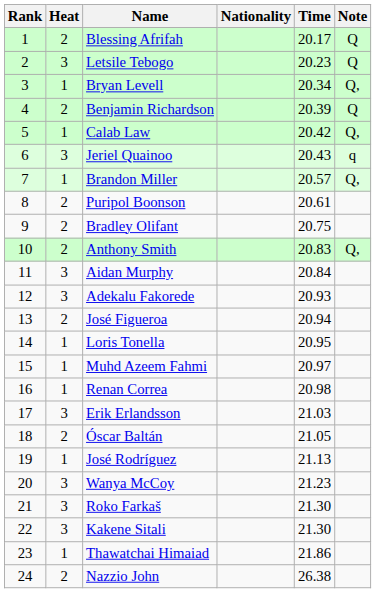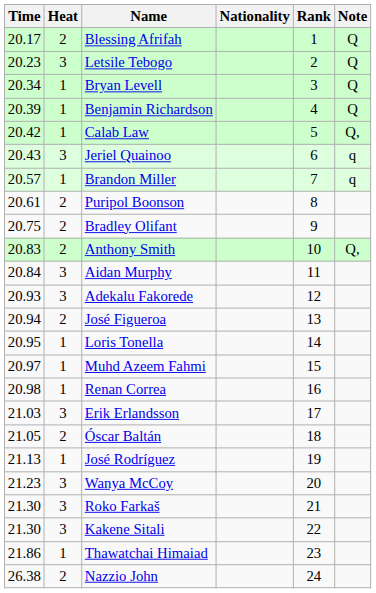columns swapped: (25, 16) <-> (314, 16)
(353, 86) Q, -> (353, 86) Q
(64, 109) 2 -> (63, 109) 1
(353, 179) Q, -> (353, 179) q
